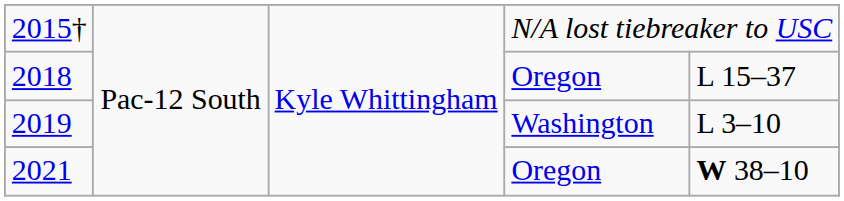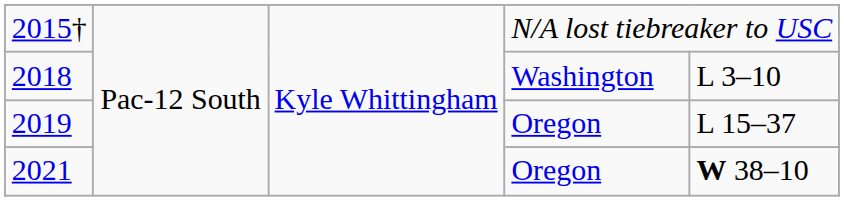(556, 75) Oregon -> (583, 75) Washington
(746, 75) L 15–37 -> (739, 75) L 3–10
(583, 123) Washington -> (556, 123) Oregon
(739, 123) L 3–10 -> (746, 123) L 15–37
